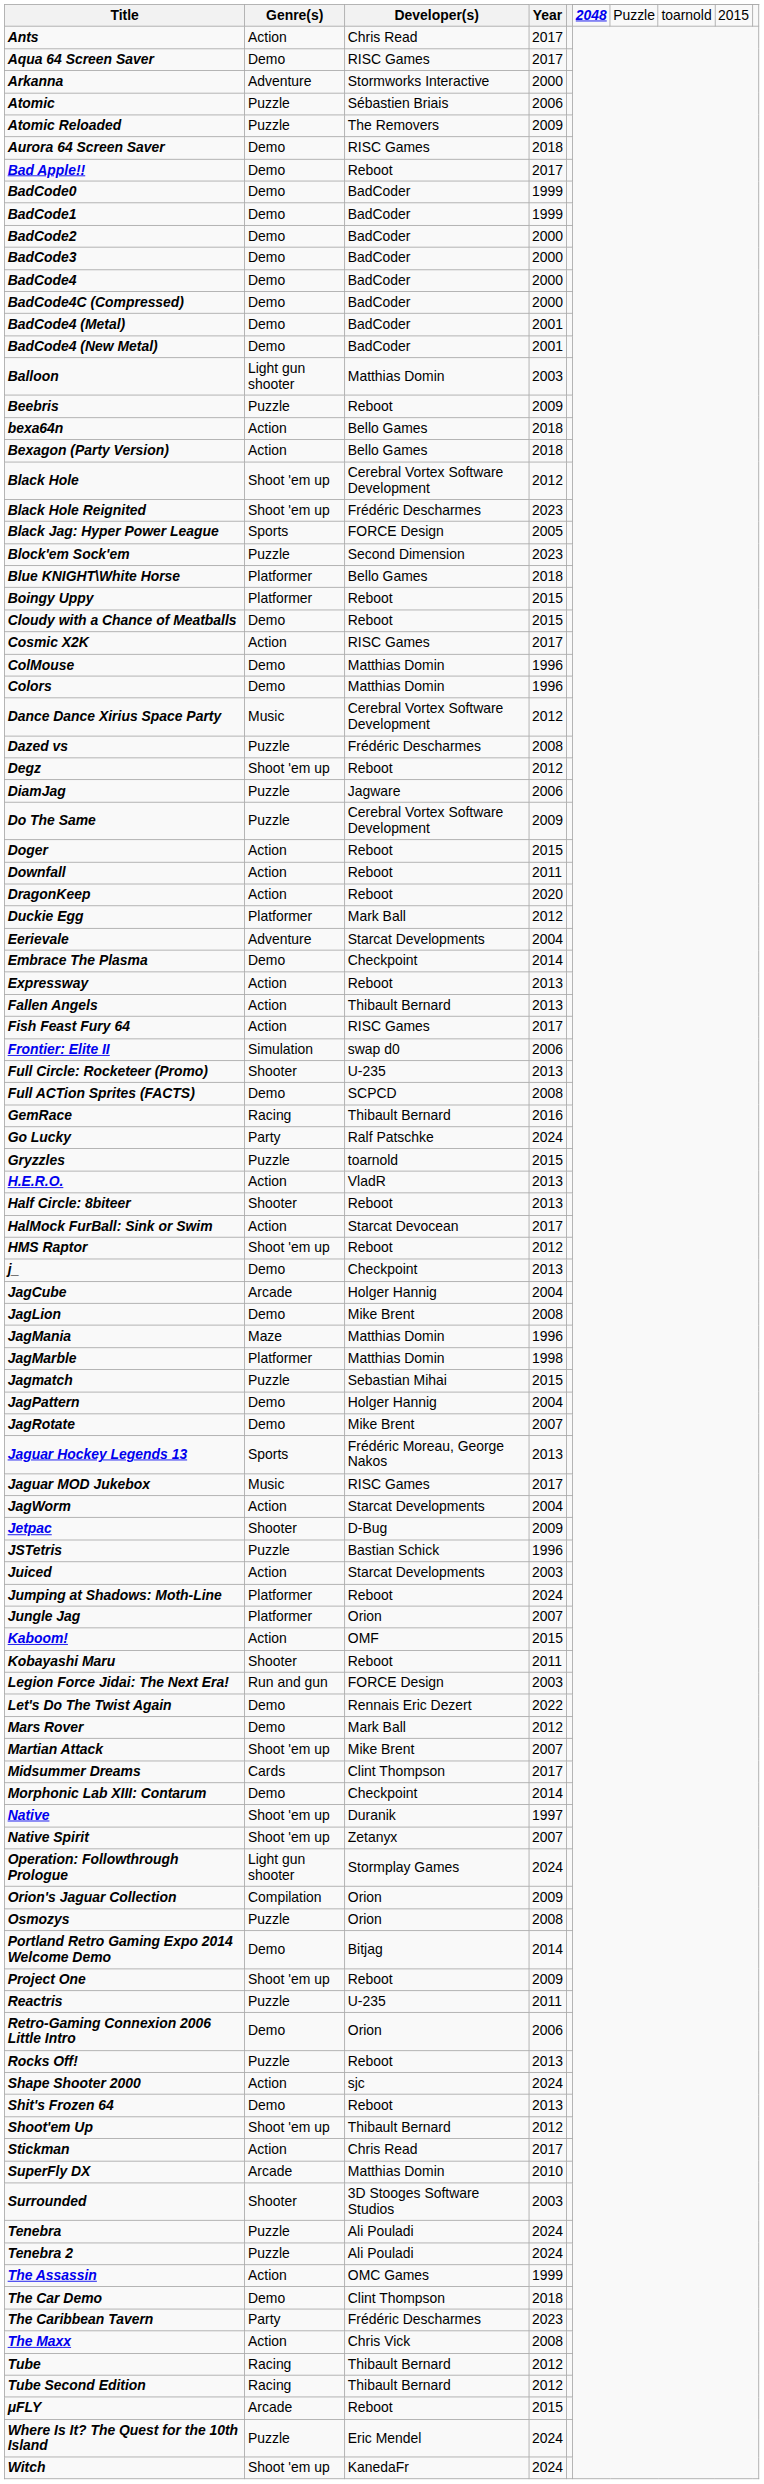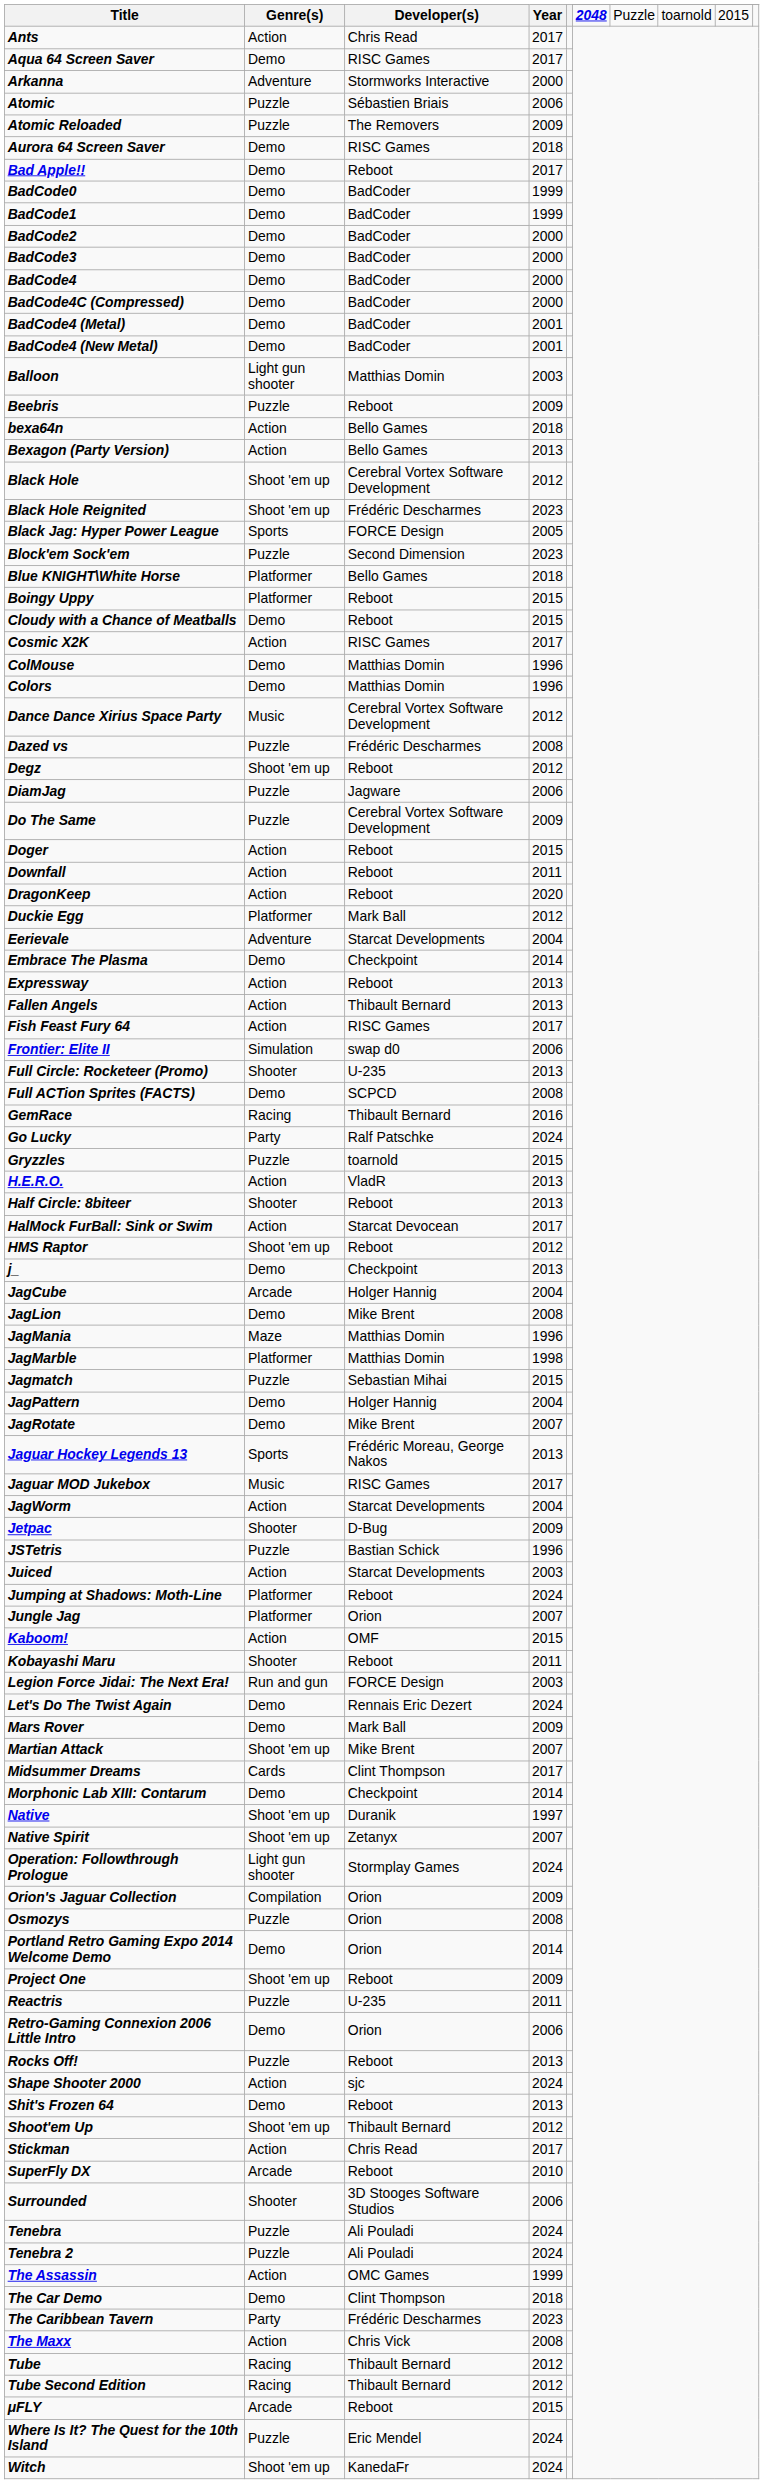(547, 450) 2018 -> (547, 450) 2013
(547, 1705) 2022 -> (547, 1705) 2024
(547, 1727) 2012 -> (547, 1727) 2009
(365, 1949) Bitjag -> (365, 1949) Orion
(396, 2171) Matthias Domin -> (370, 2171) Reboot
(547, 2201) 2003 -> (547, 2201) 2006
